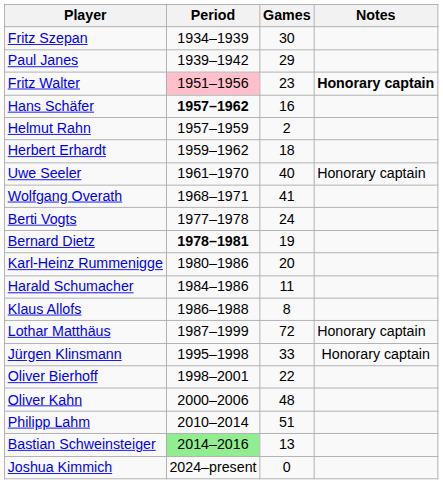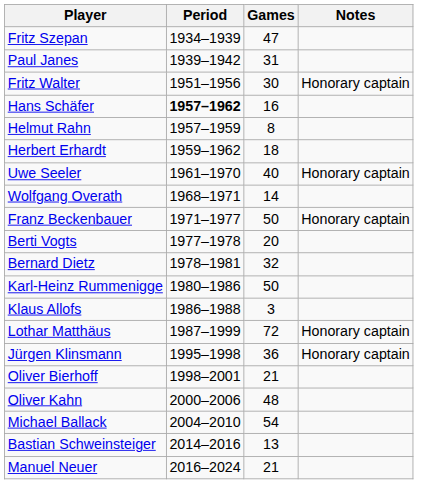(287, 38) 30 -> (271, 38) 47
(287, 60) 29 -> (271, 60) 31
(213, 83) pink background -> (205, 83) no background
(287, 83) 23 -> (271, 83) 30
(376, 83) bold -> (356, 83) normal
(287, 128) 2 -> (271, 128) 8
(287, 196) 41 -> (271, 196) 14
+ row: (70, 219)
(287, 219) 24 -> (271, 241) 20
(213, 241) bold -> (205, 264) normal
(287, 241) 19 -> (271, 264) 32
(287, 264) 20 -> (271, 286) 50
- row: (71, 286)
(287, 309) 8 -> (271, 309) 3
(287, 354) 33 -> (271, 354) 36
(287, 377) 22 -> (271, 377) 21
+ row: (57, 422)
- row: (49, 422)
(213, 444) lightgreen background -> (205, 444) no background
+ row: (52, 467)
- row: (60, 467)
